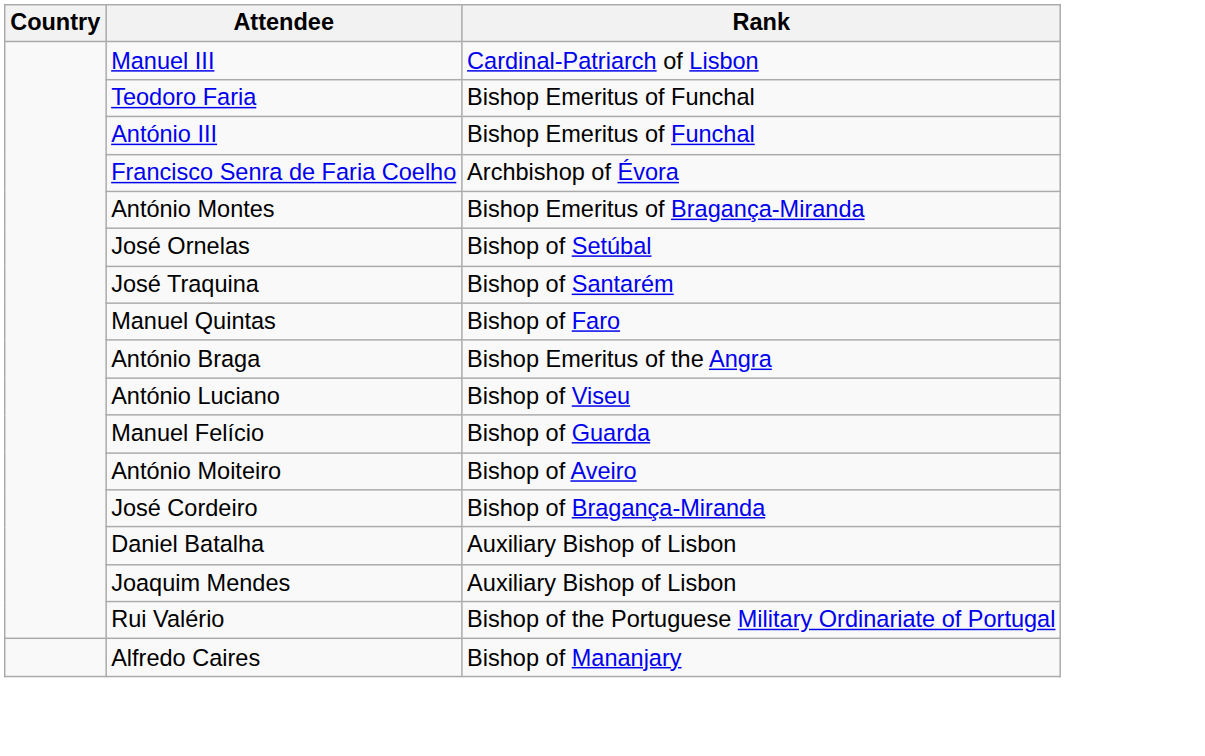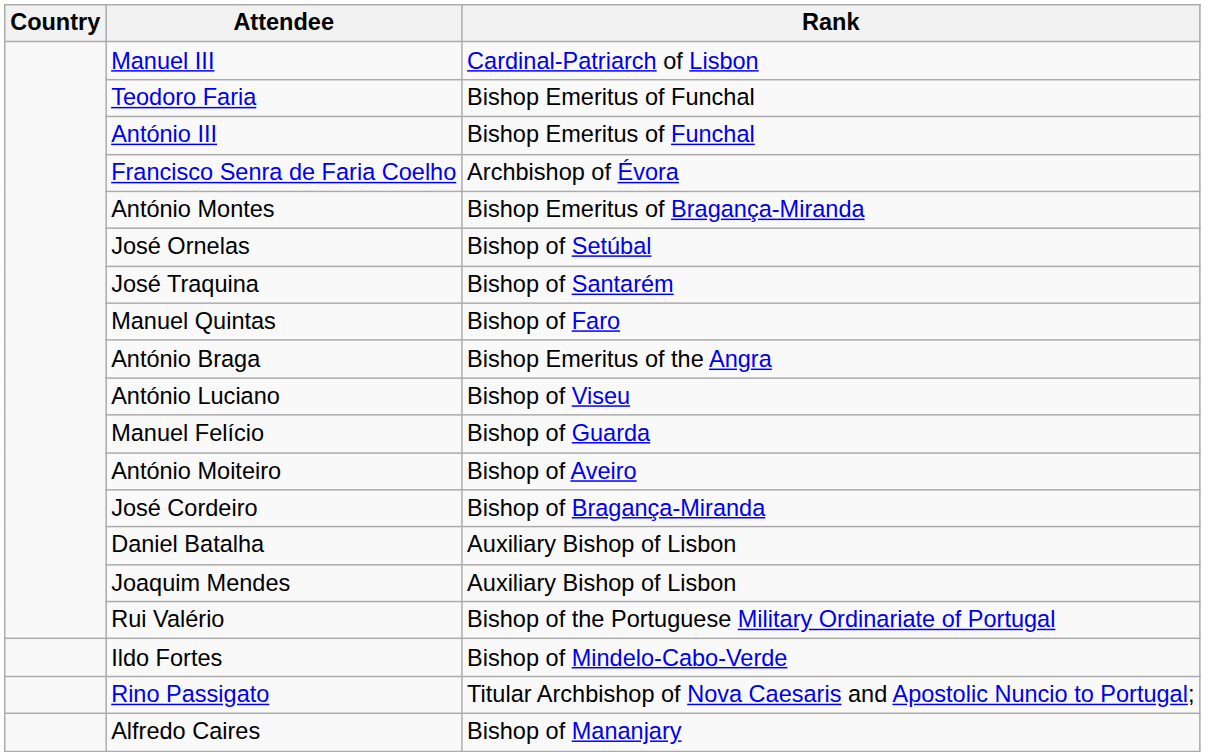+ row: (167, 657)
+ row: (190, 694)
